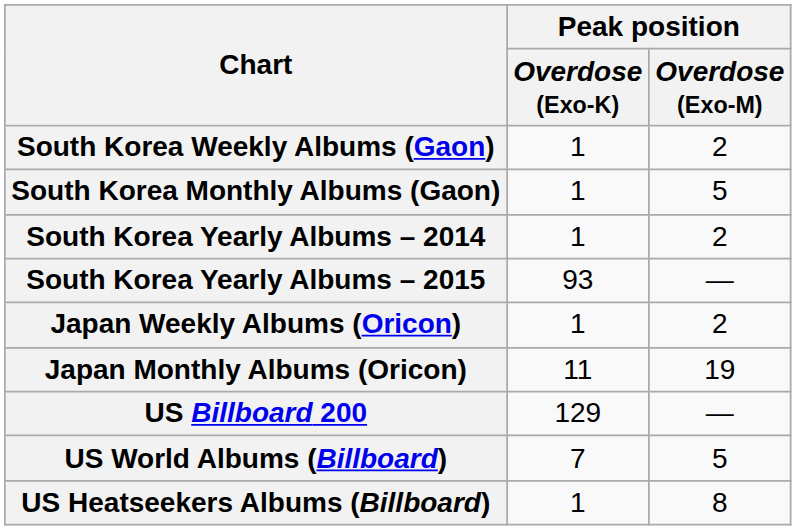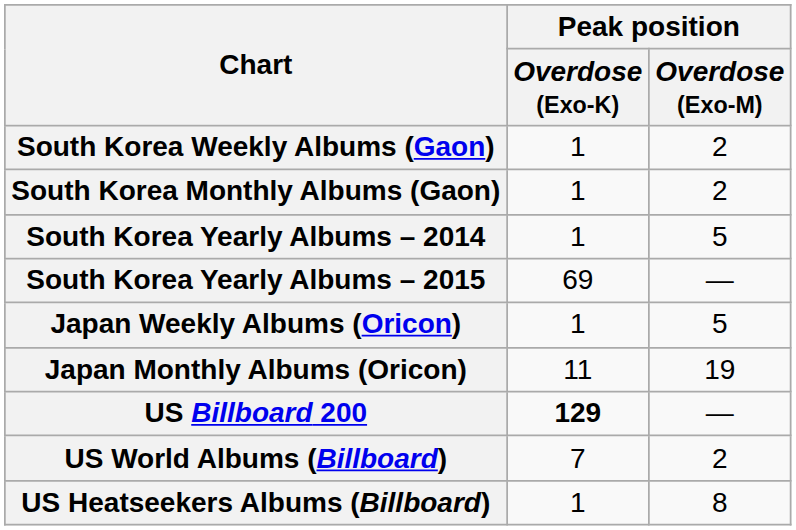(720, 191) 5 -> (720, 191) 2
(720, 235) 2 -> (720, 235) 5
(578, 280) 93 -> (578, 280) 69
(720, 324) 2 -> (720, 324) 5
(578, 413) normal -> (578, 413) bold
(720, 457) 5 -> (720, 457) 2
